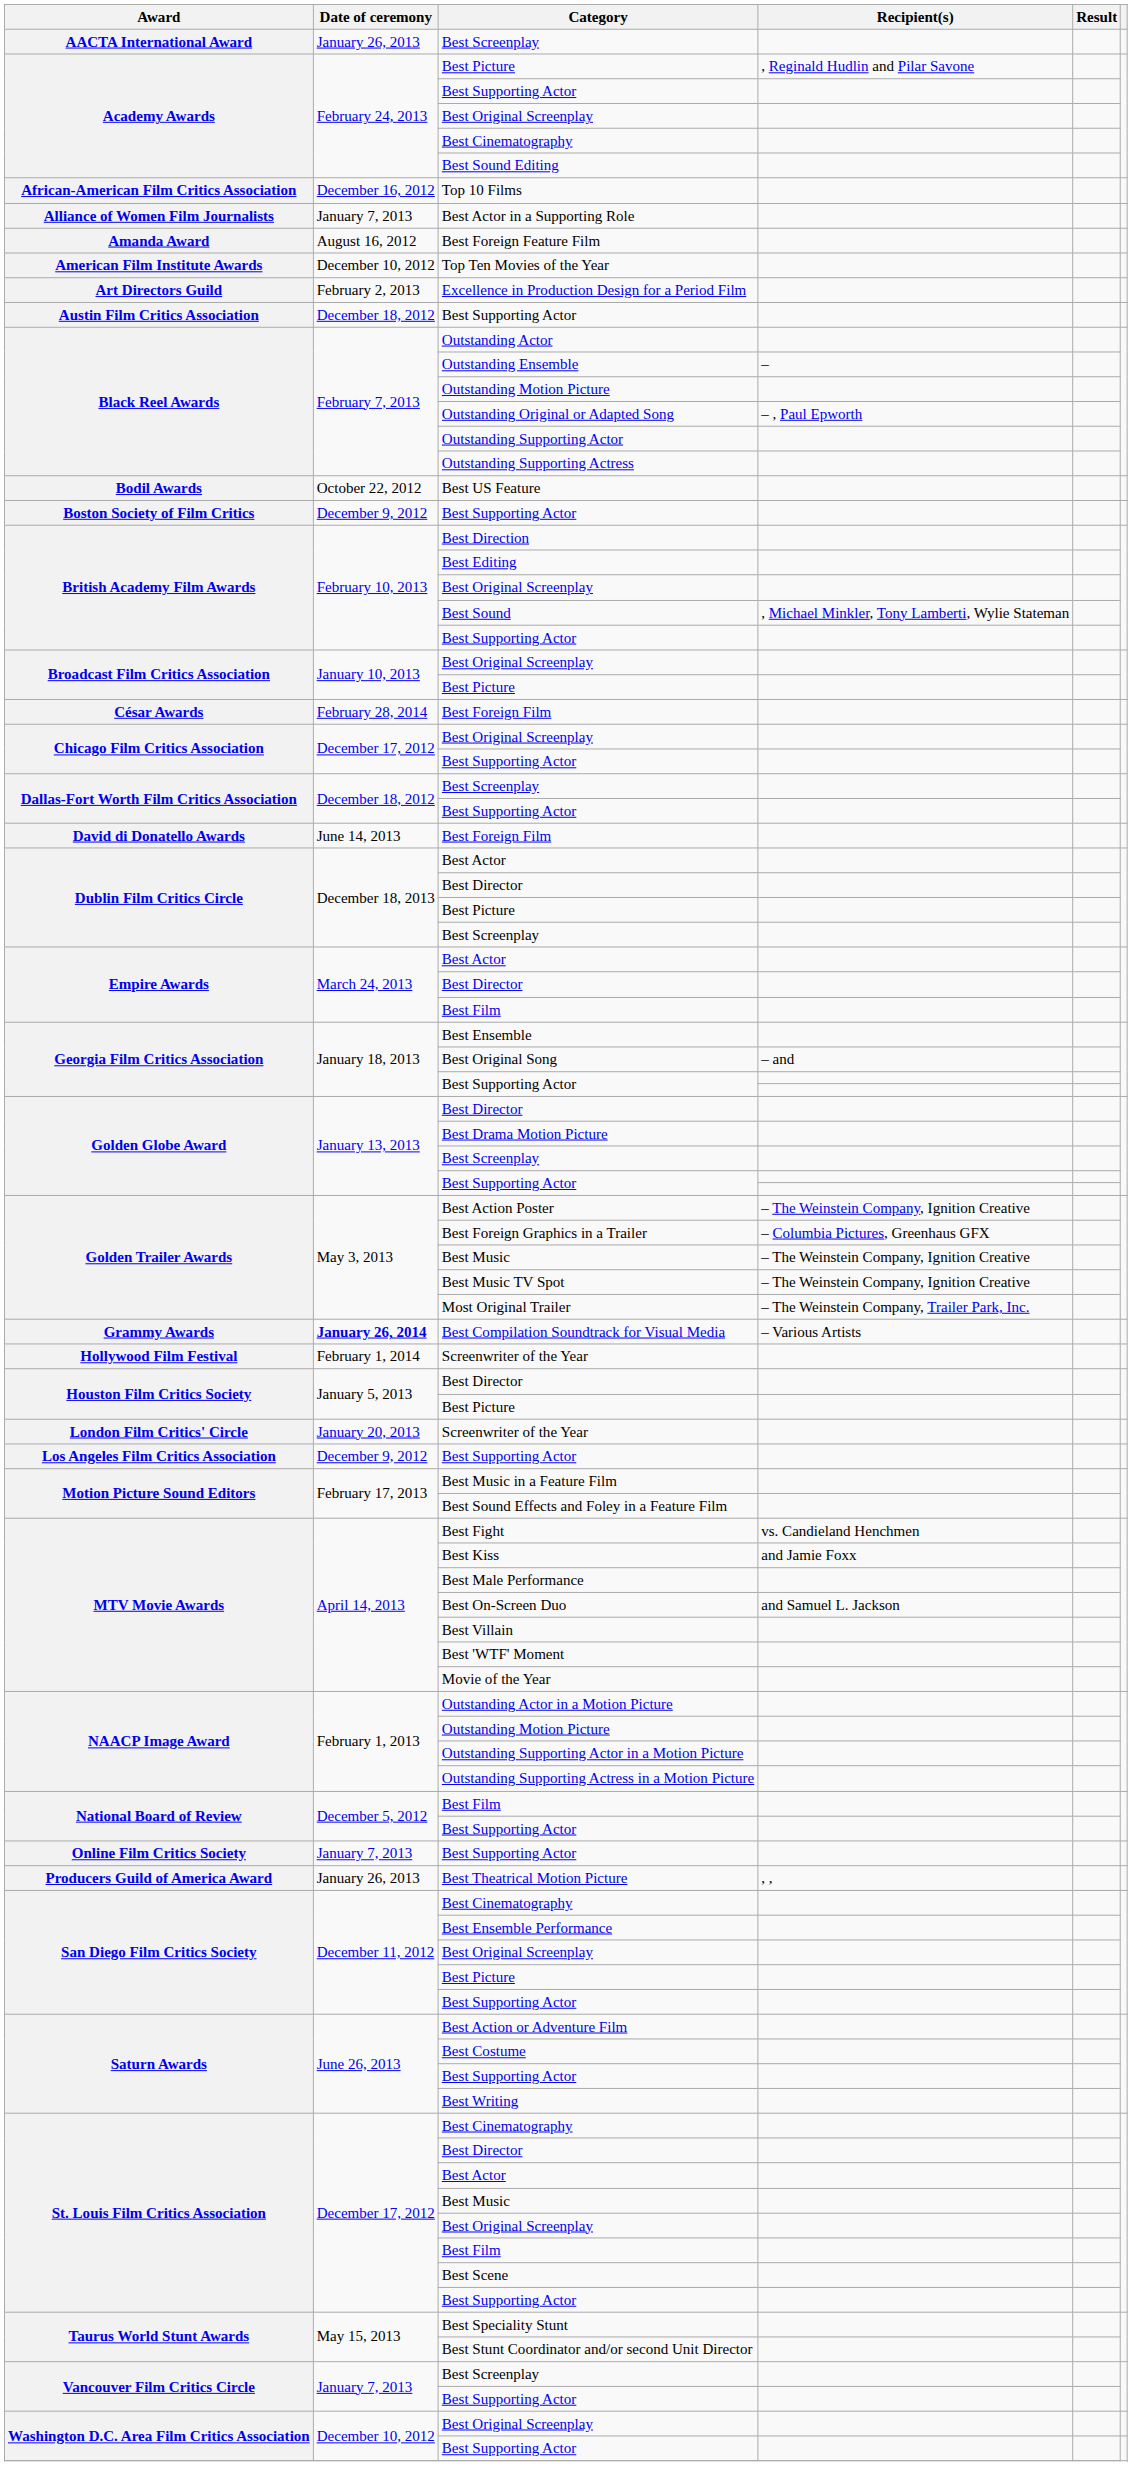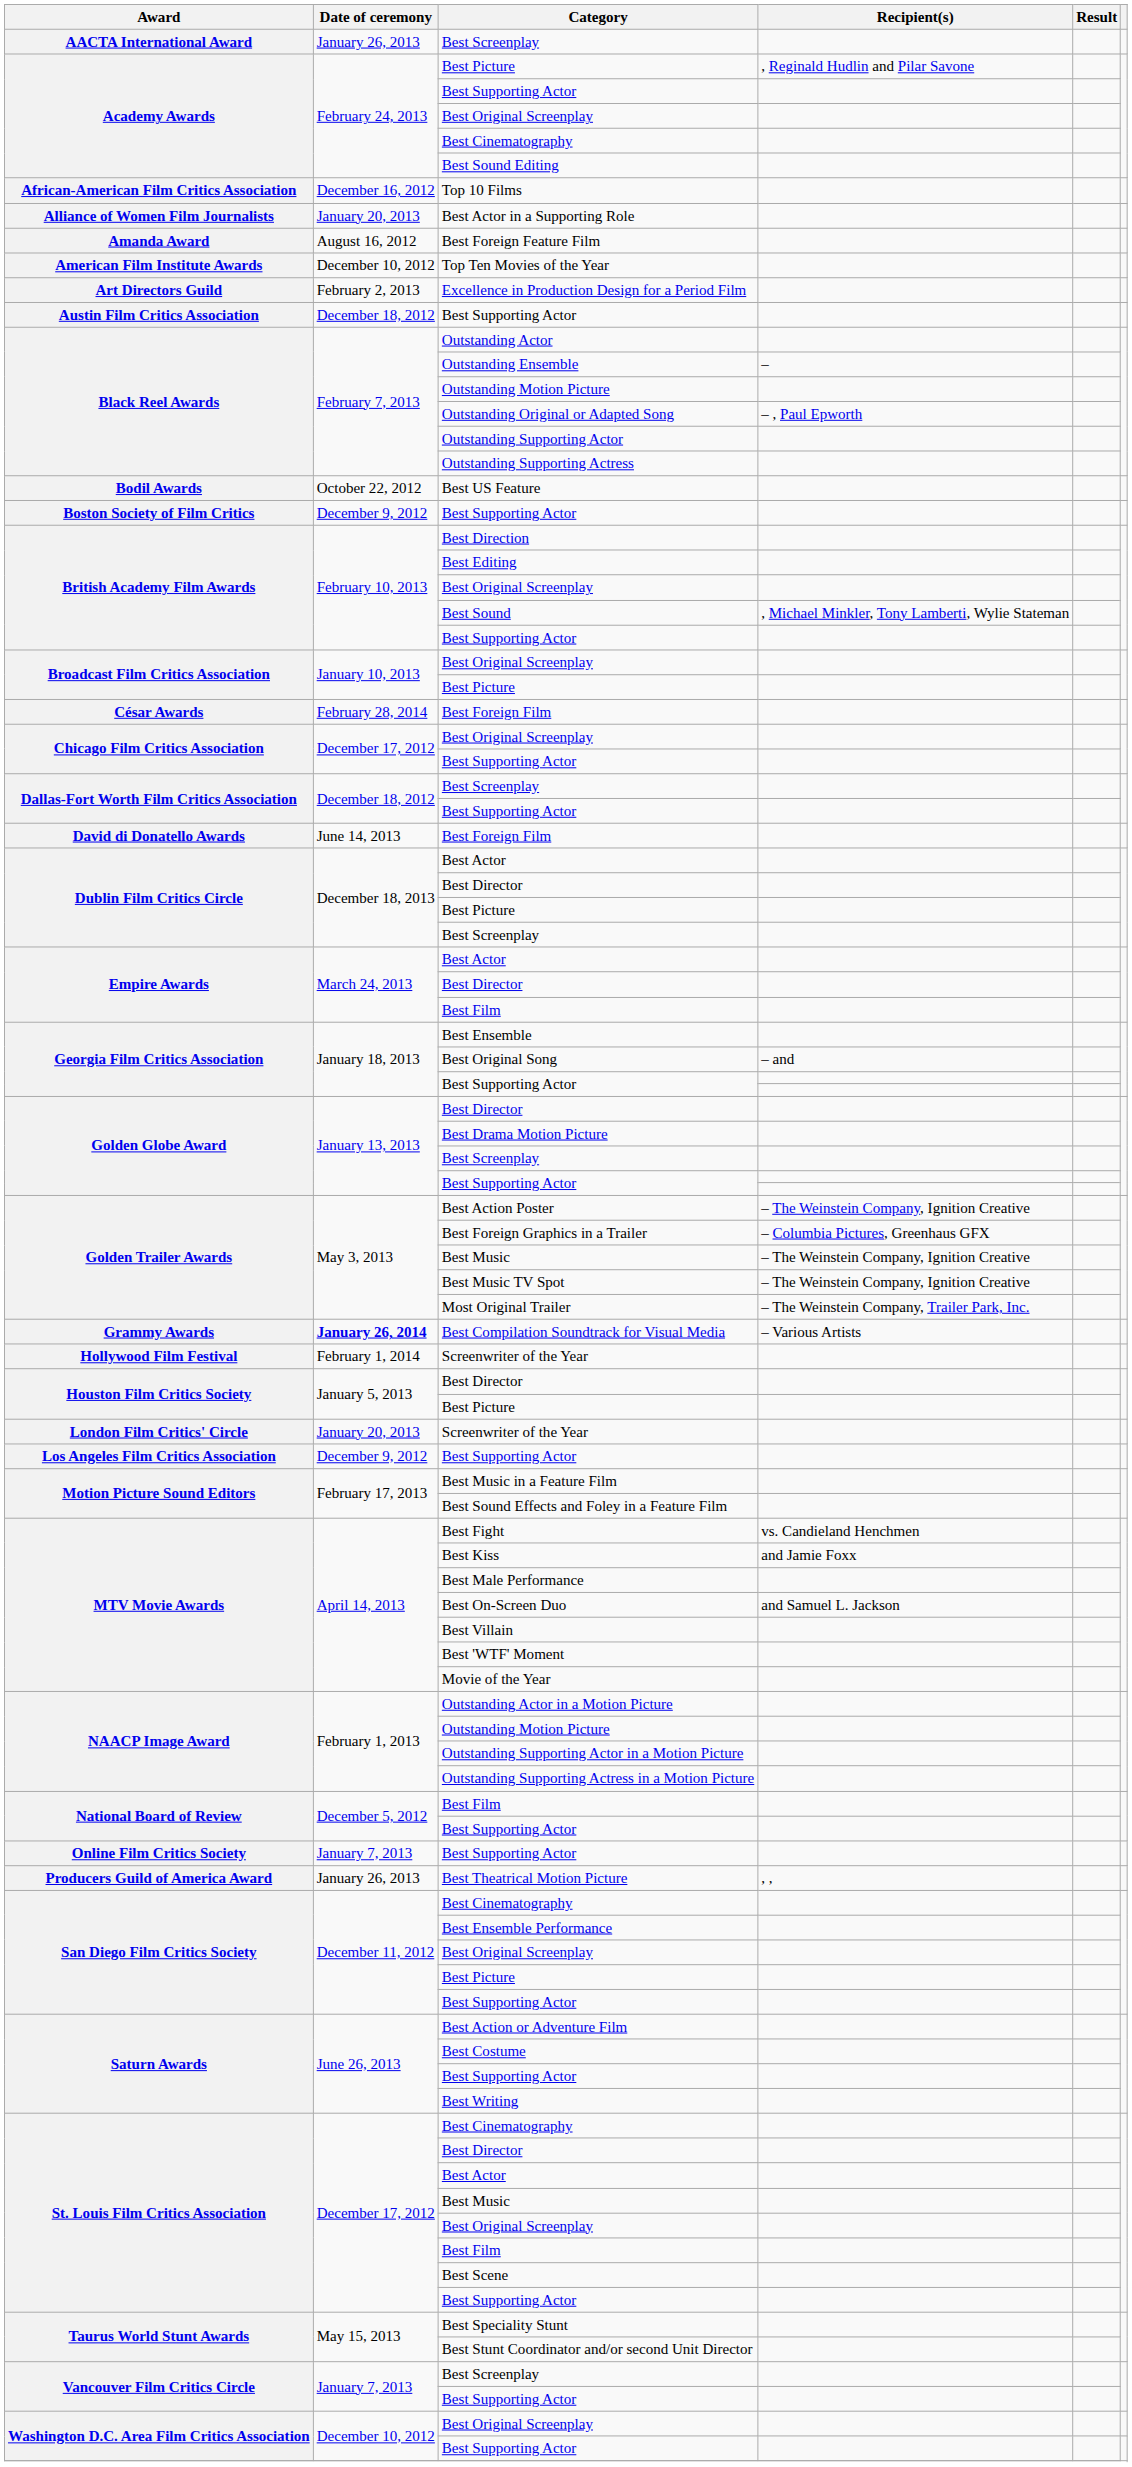(364, 215) January 7, 2013 -> (368, 215) January 20, 2013
